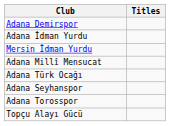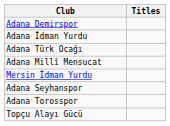rows swapped: (49, 50) <-> (44, 75)
